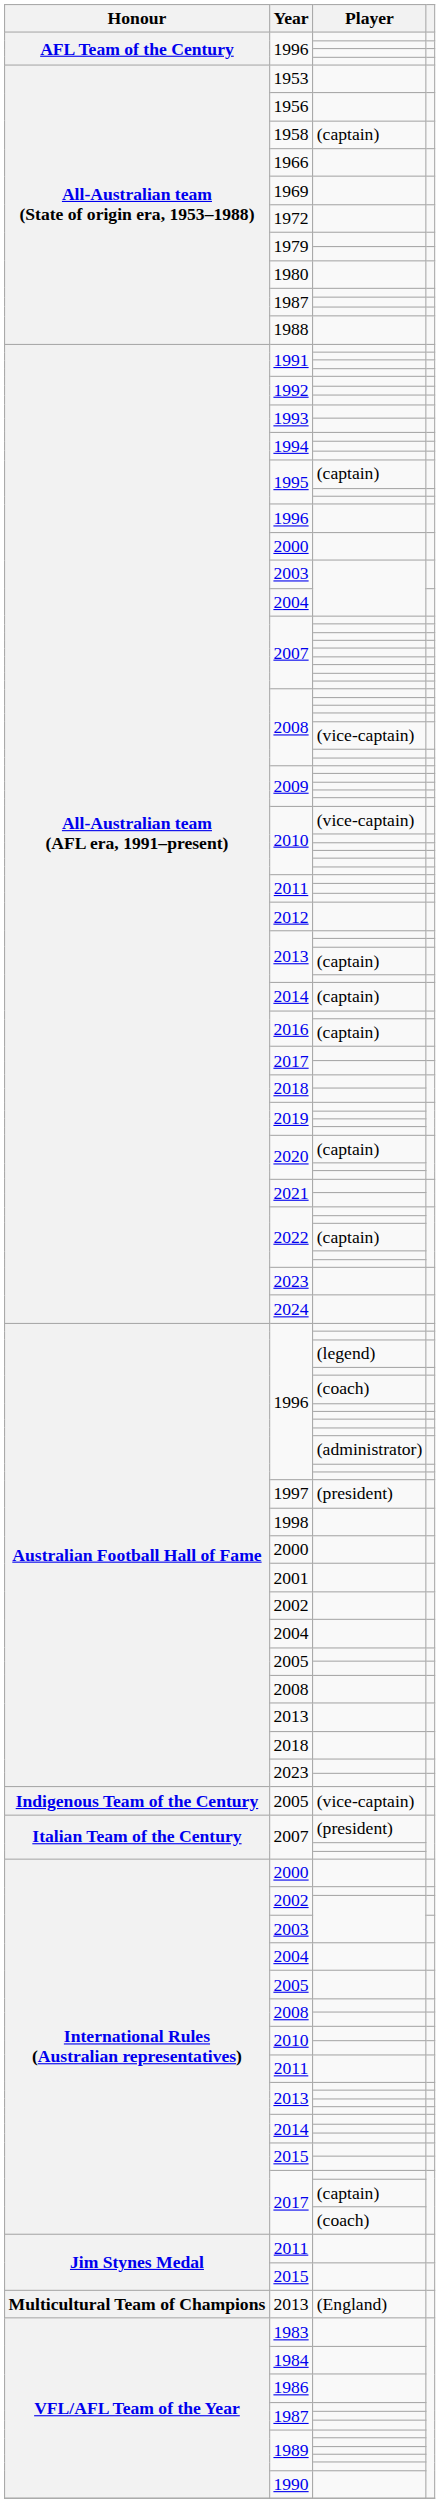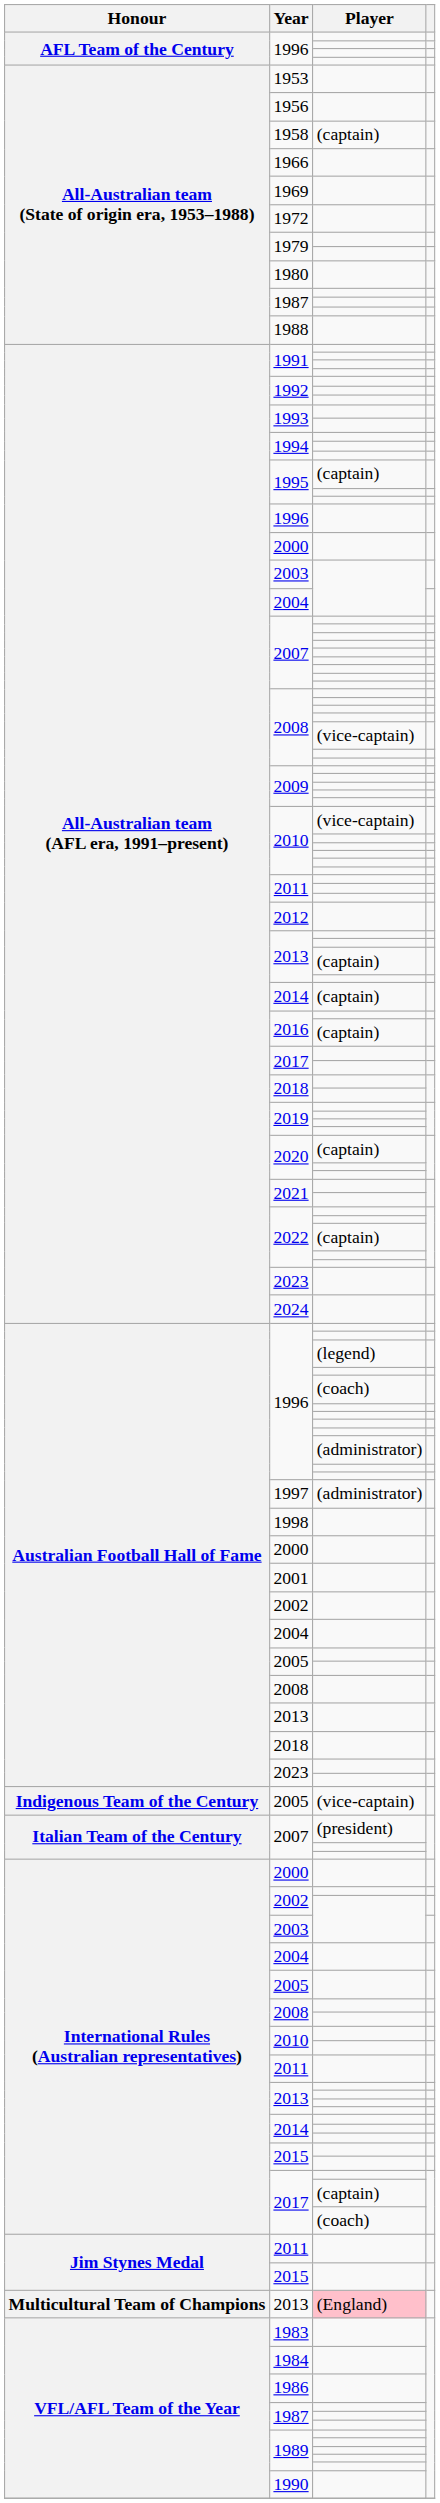(355, 1493) (president) -> (370, 1493) (administrator)
(352, 2304) no background -> (352, 2304) pink background
